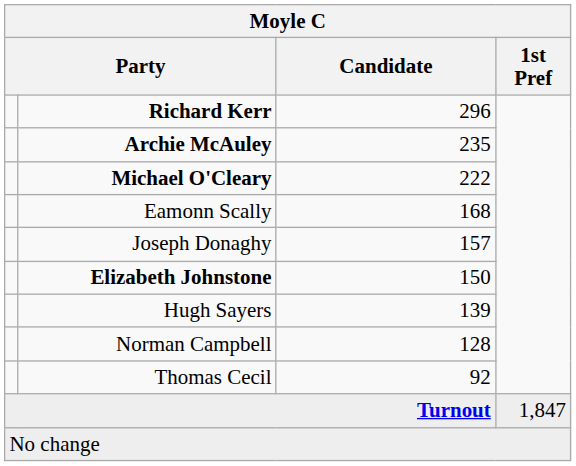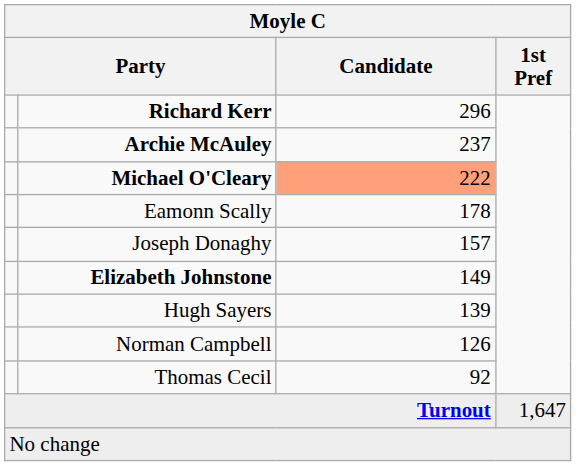(475, 144) 235 -> (475, 144) 237
(475, 177) no background -> (475, 177) lightsalmon background
(475, 210) 168 -> (475, 210) 178
(475, 277) 150 -> (475, 277) 149
(475, 343) 128 -> (475, 343) 126
(542, 410) 1,847 -> (542, 410) 1,647
